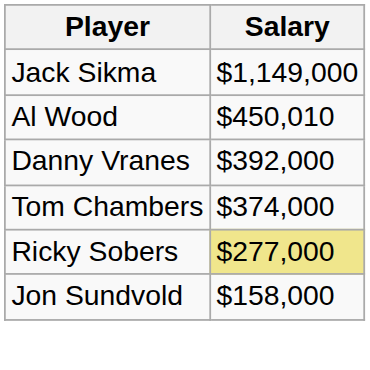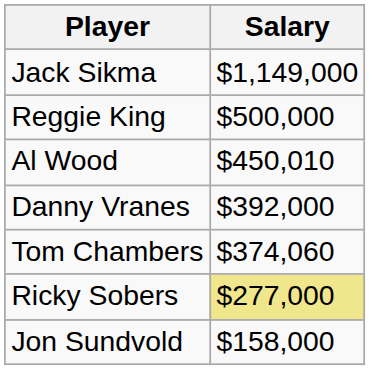+ row: (89, 116)
(276, 206) $374,000 -> (276, 251) $374,060
